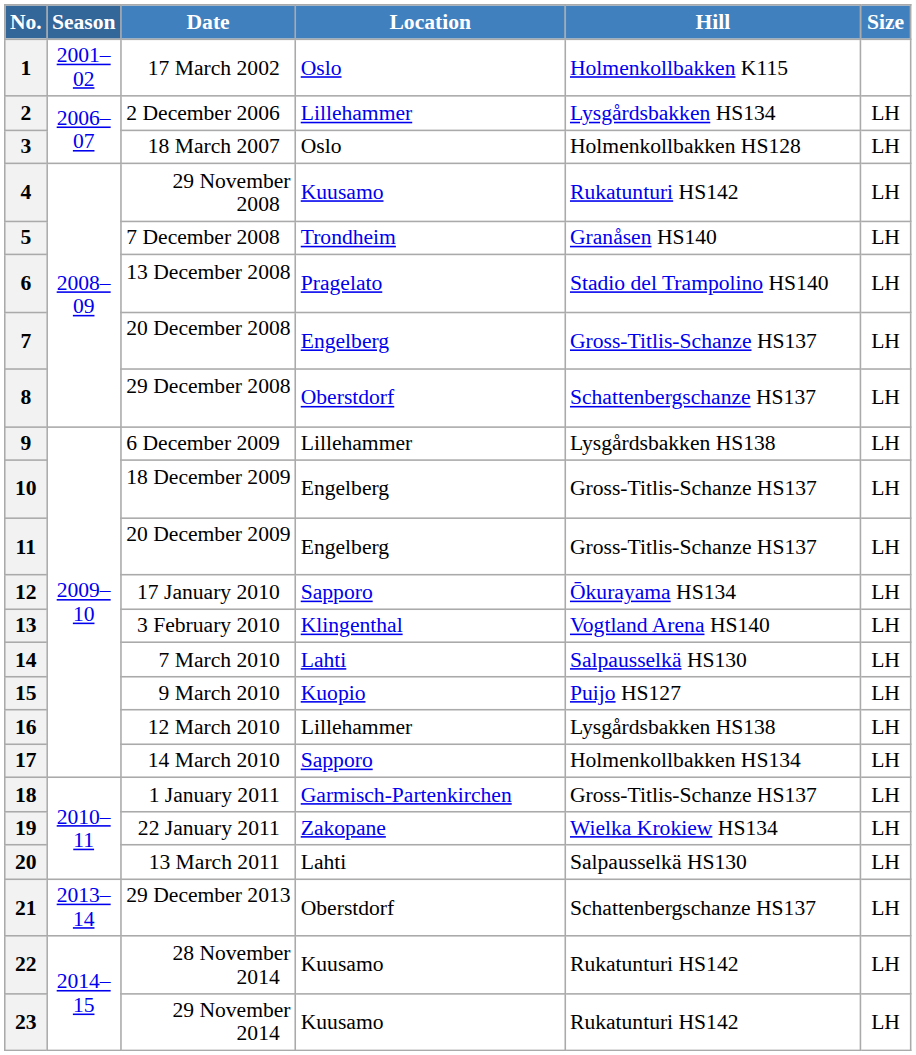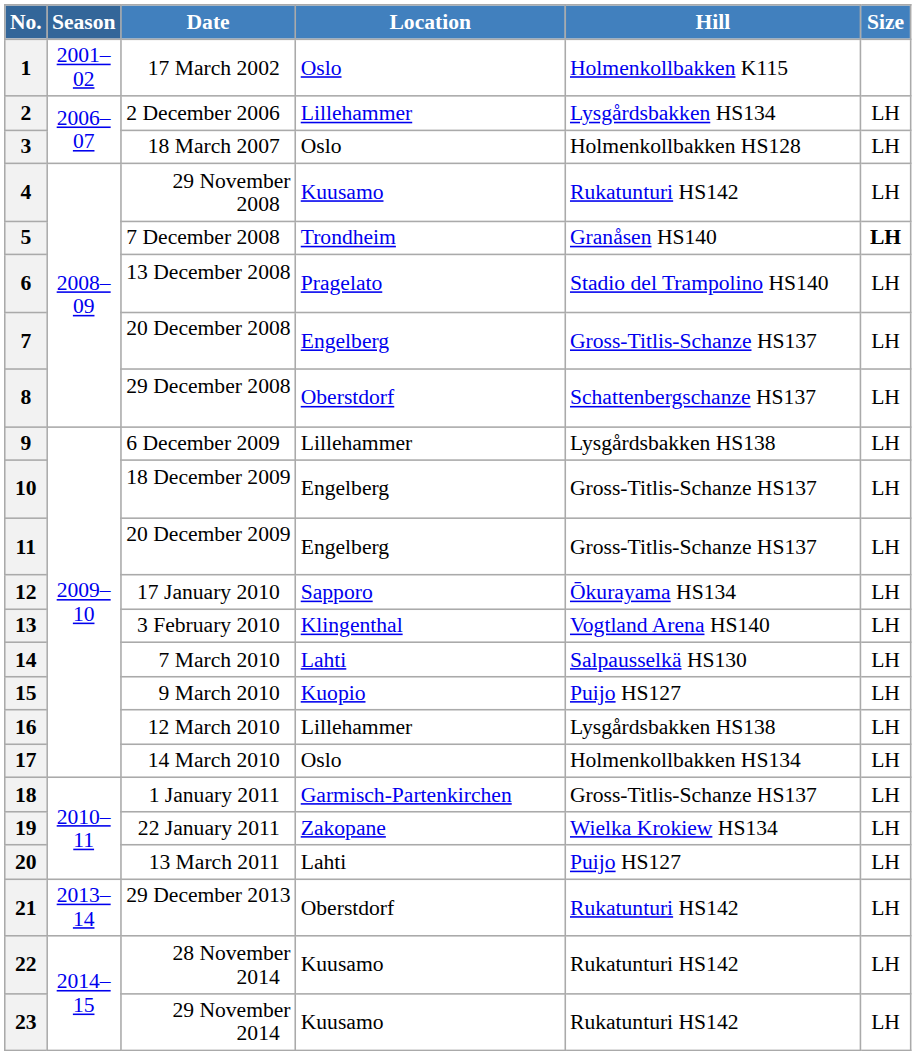(886, 237) normal -> (886, 237) bold
(337, 760) Sapporo -> (321, 760) Oslo
(658, 861) Salpausselkä HS130 -> (625, 861) Puijo HS127
(693, 907) Schattenbergschanze HS137 -> (654, 907) Rukatunturi HS142
